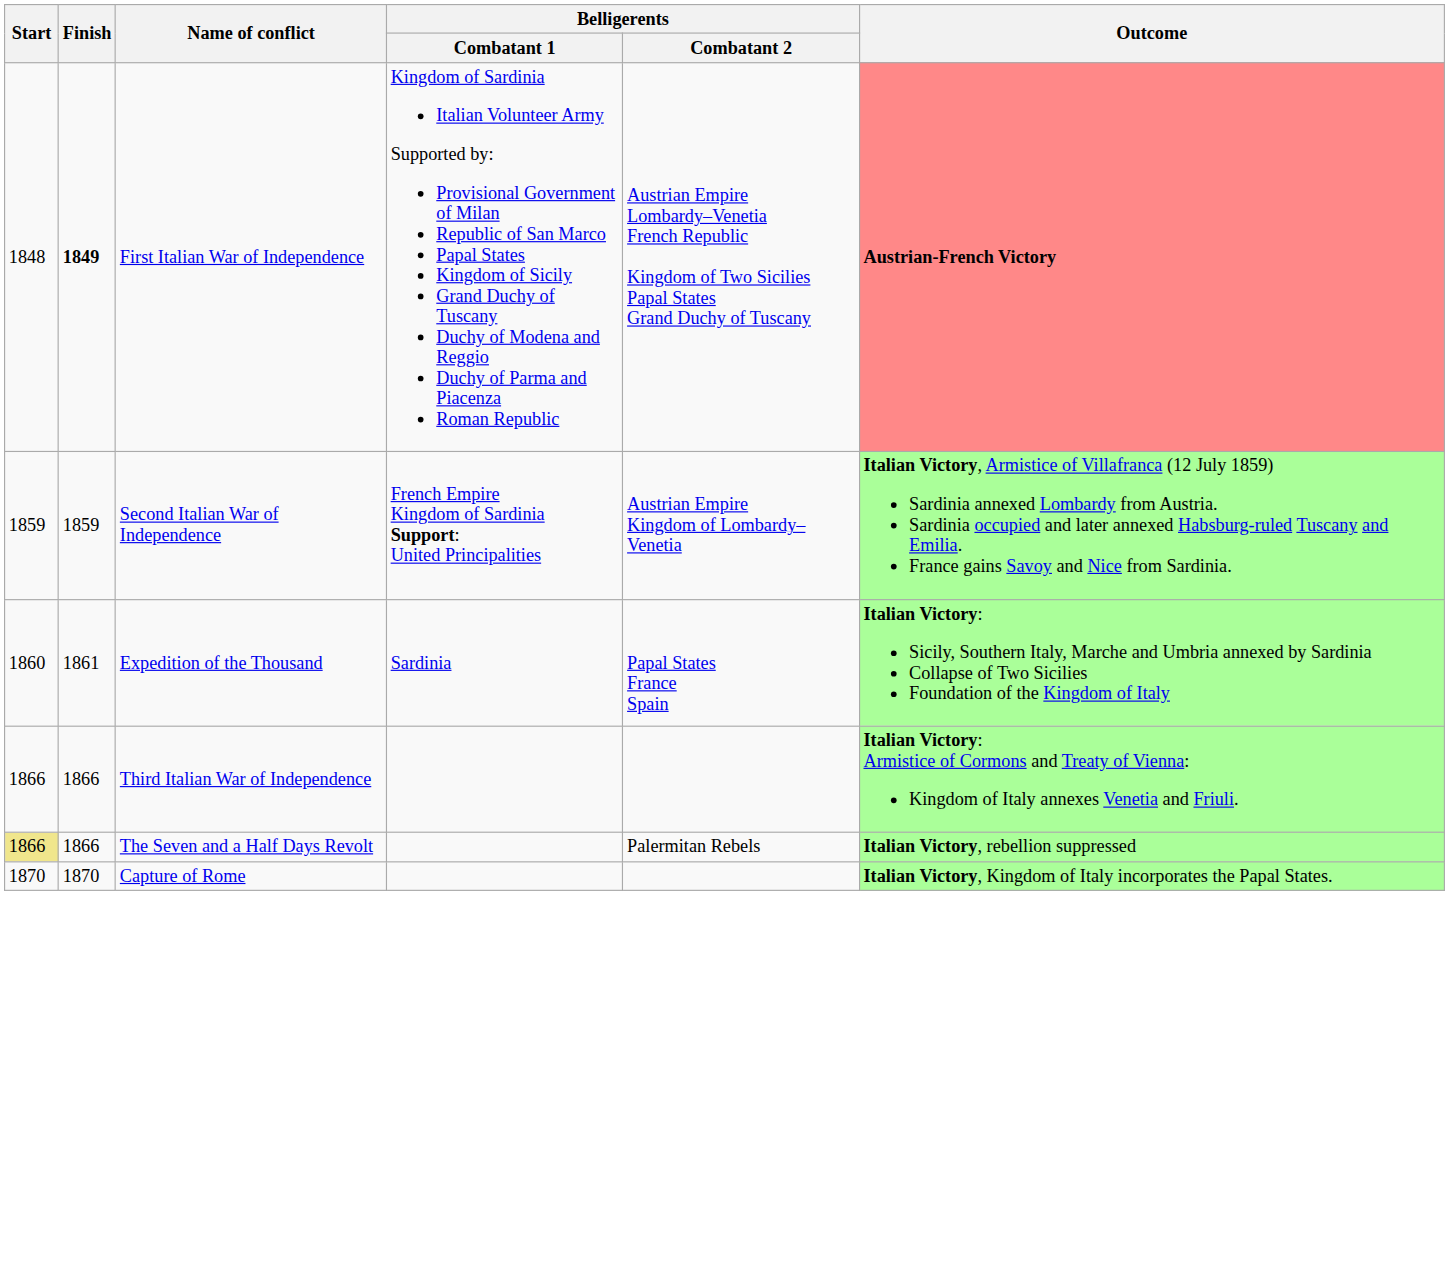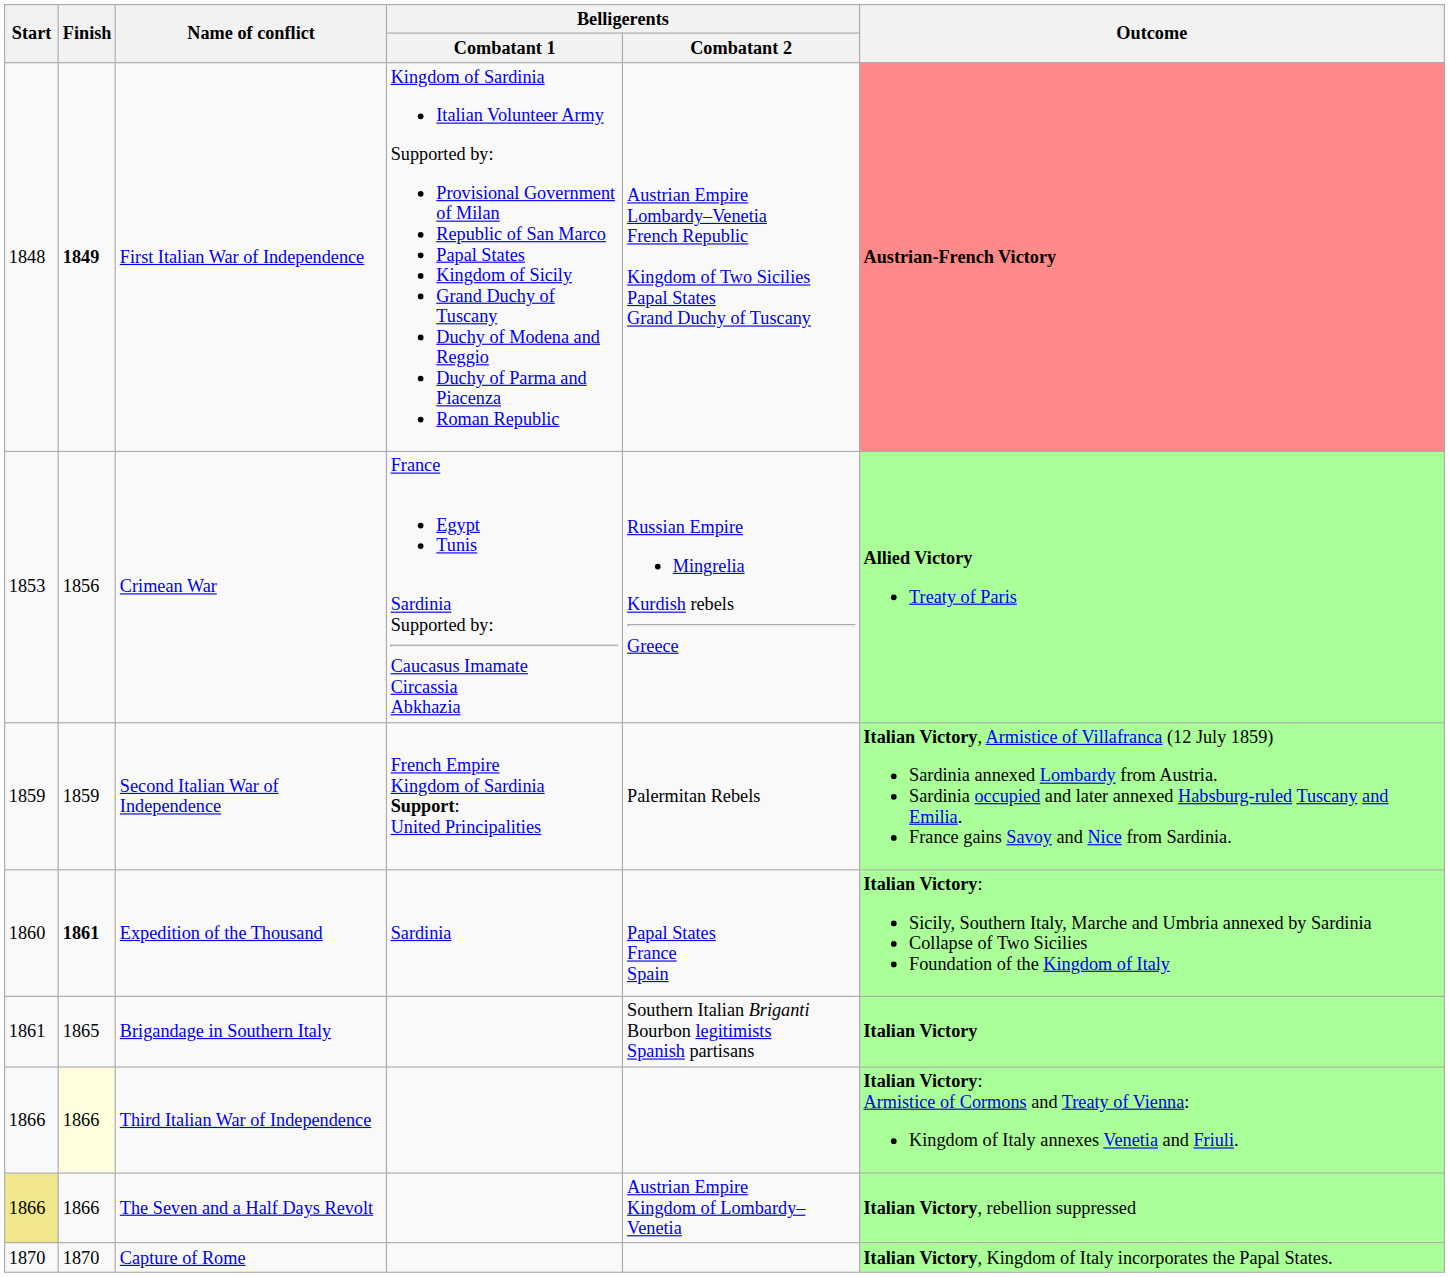+ row: (168, 586)
(716, 525) Austrian Empire Kingdom of Lombardy–Venetia -> (694, 795) Palermitan Rebels
(81, 662) normal -> (81, 933) bold
+ row: (225, 1031)
(81, 779) no background -> (81, 1119) lightyellow background
(694, 846) Palermitan Rebels -> (716, 1207) Austrian Empire Kingdom of Lombardy–Venetia
